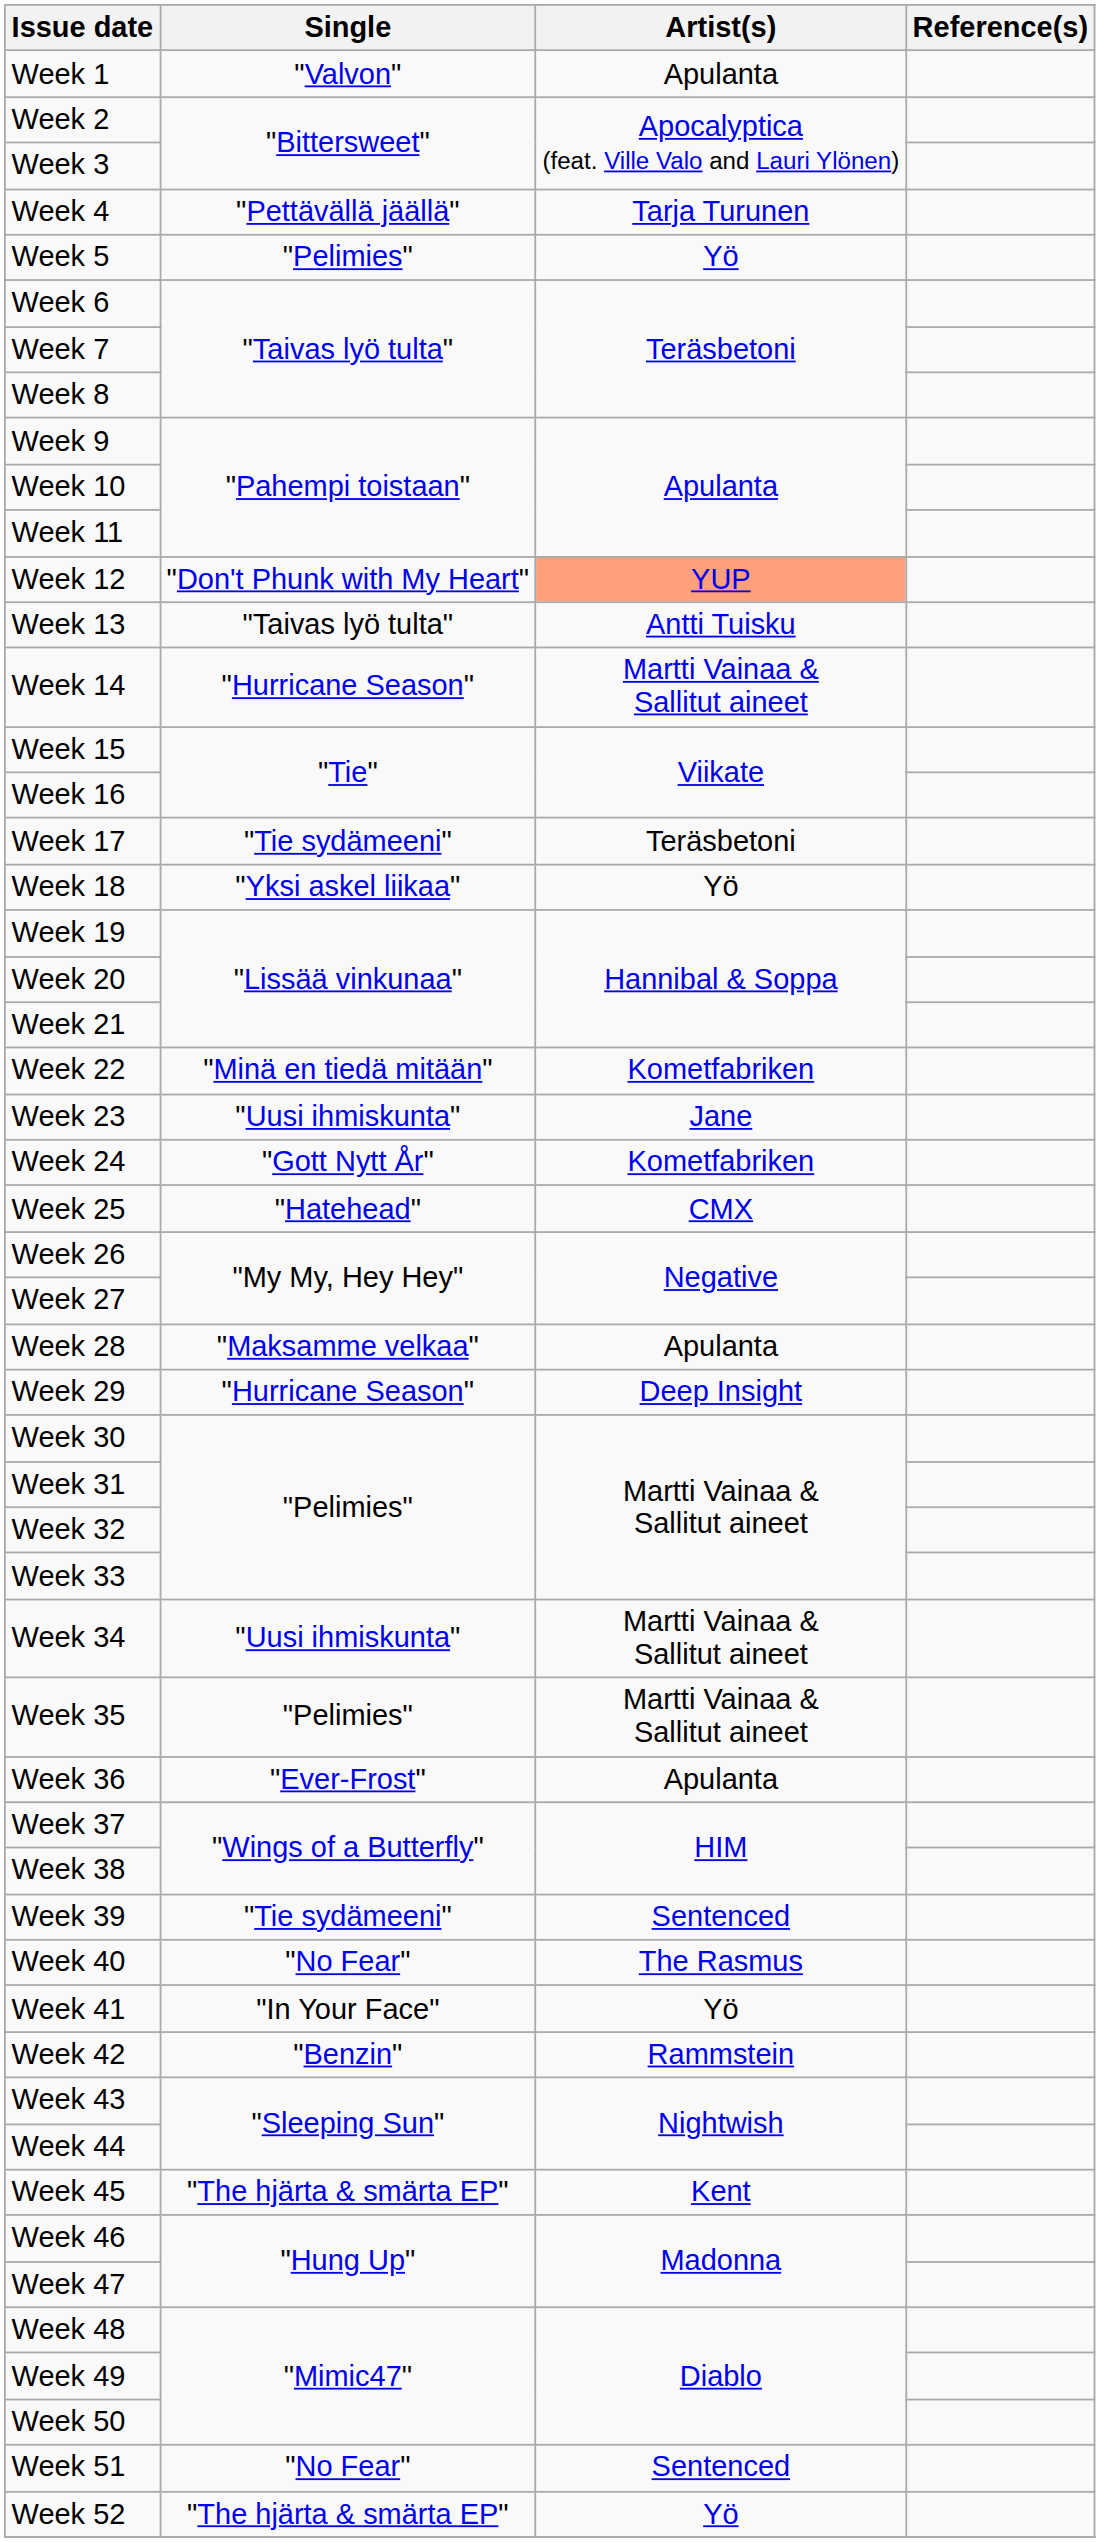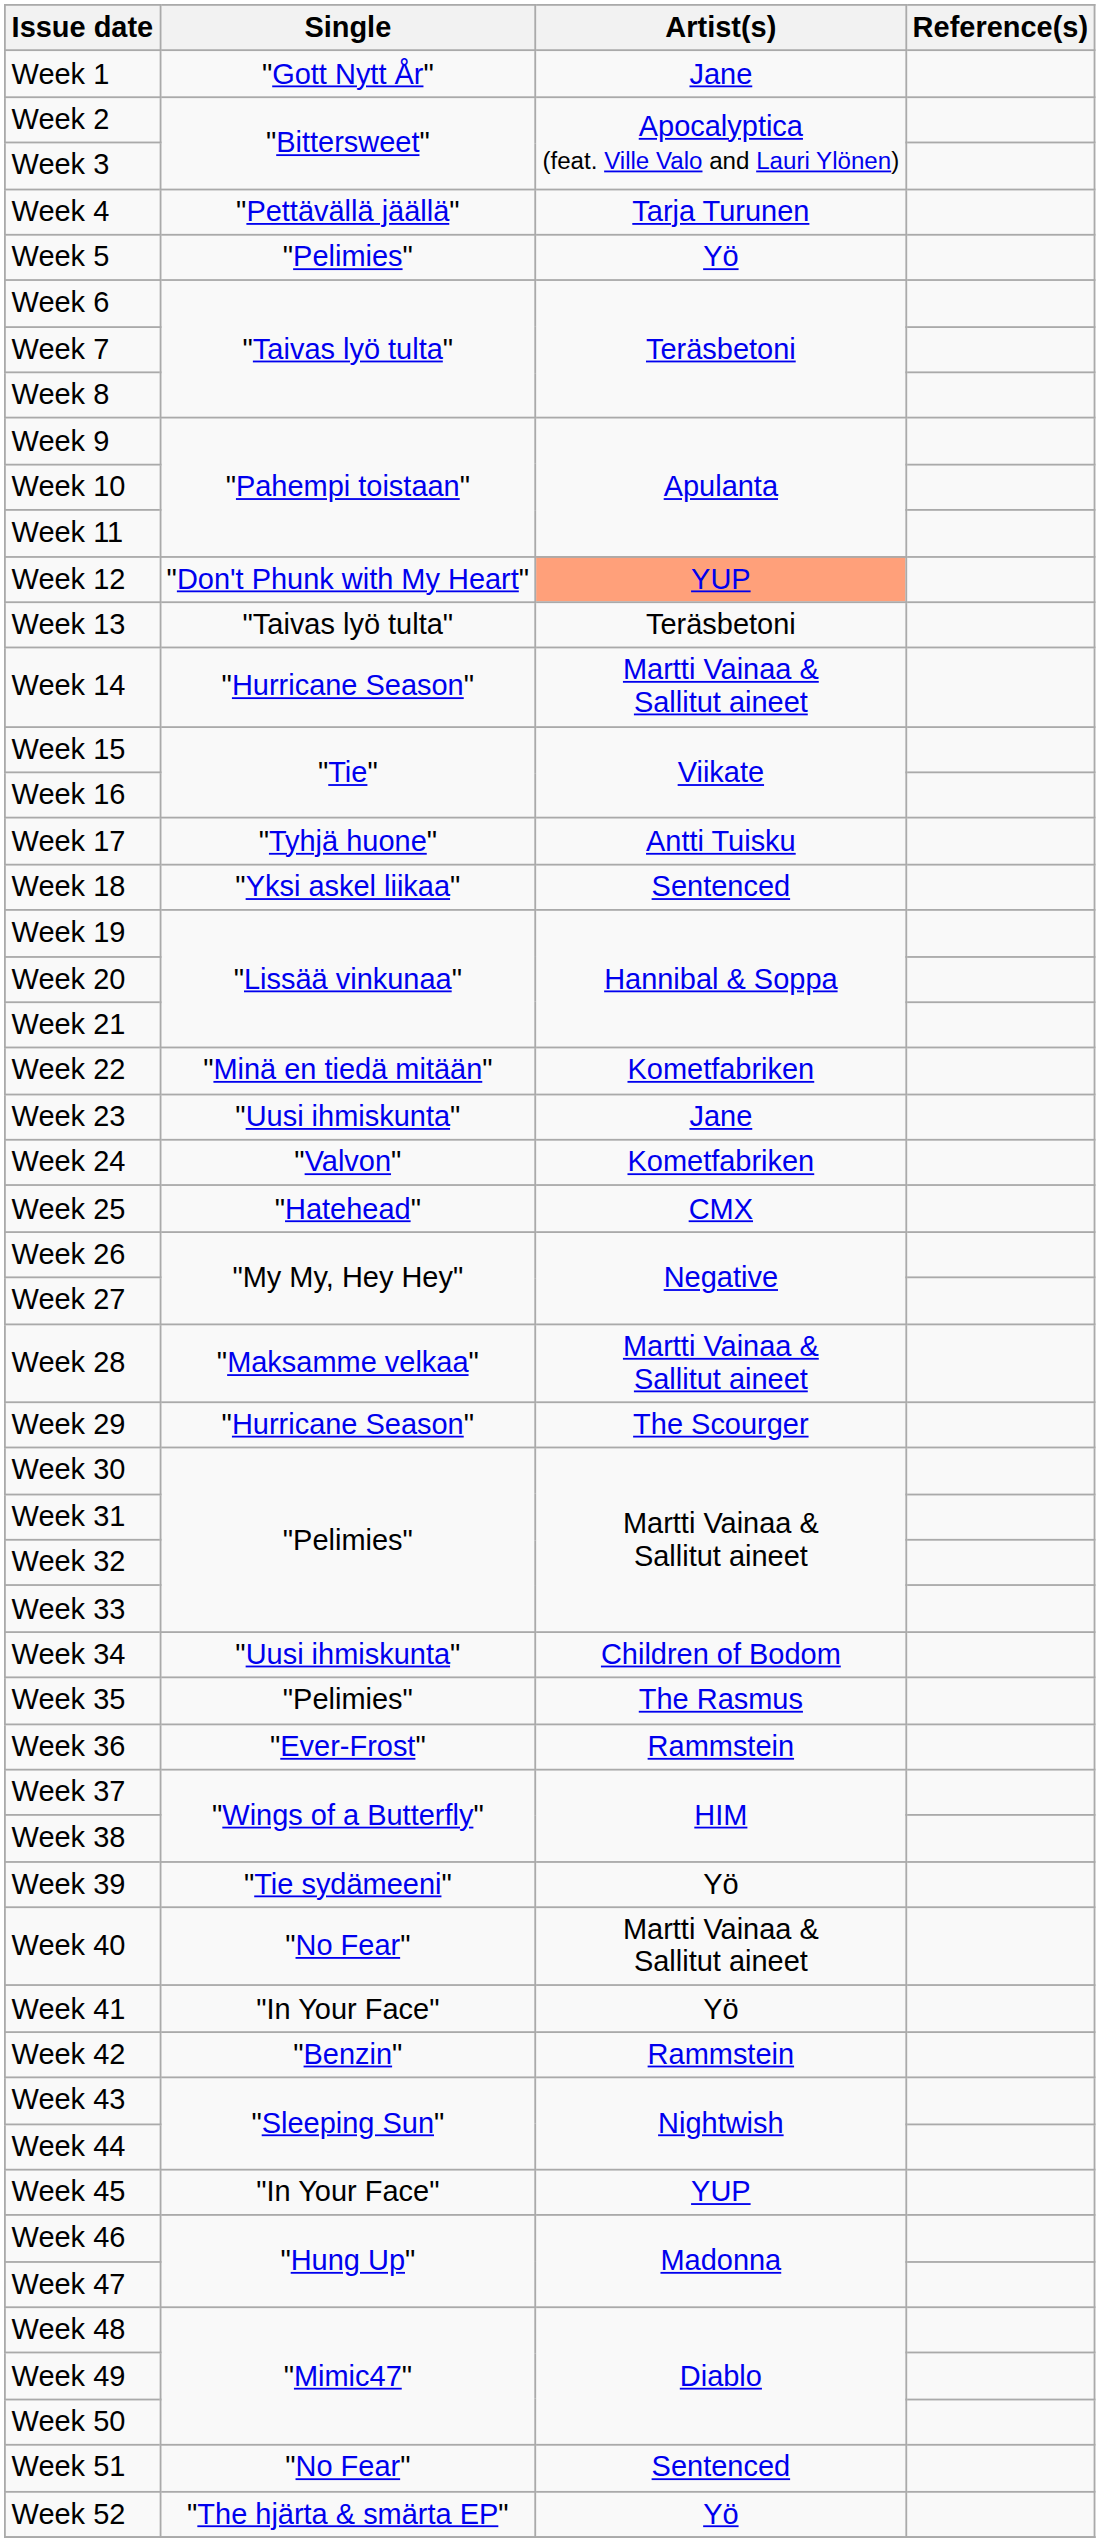(348, 73) "Valvon" -> (348, 73) "Gott Nytt År"
(721, 73) Apulanta -> (721, 73) Jane
(721, 624) Antti Tuisku -> (721, 624) Teräsbetoni
(348, 840) "Tie sydämeeni" -> (348, 840) "Tyhjä huone"
(721, 840) Teräsbetoni -> (721, 840) Antti Tuisku
(721, 886) Yö -> (721, 886) Sentenced
(348, 1162) "Gott Nytt År" -> (348, 1162) "Valvon"
(721, 1346) Apulanta -> (721, 1362) Martti Vainaa & Sallitut aineet
(721, 1391) Deep Insight -> (721, 1424) The Scourger
(721, 1637) Martti Vainaa & Sallitut aineet -> (721, 1654) Children of Bodom
(721, 1716) Martti Vainaa & Sallitut aineet -> (721, 1700) The Rasmus
(721, 1778) Apulanta -> (721, 1746) Rammstein
(721, 1916) Sentenced -> (721, 1883) Yö
(721, 1962) The Rasmus -> (721, 1946) Martti Vainaa & Sallitut aineet
(348, 2191) "The hjärta & smärta EP" -> (348, 2191) "In Your Face"
(721, 2191) Kent -> (721, 2191) YUP
